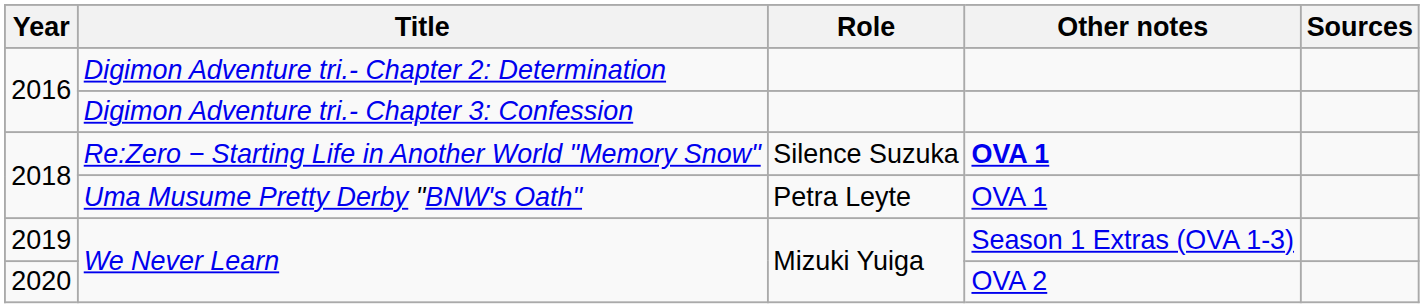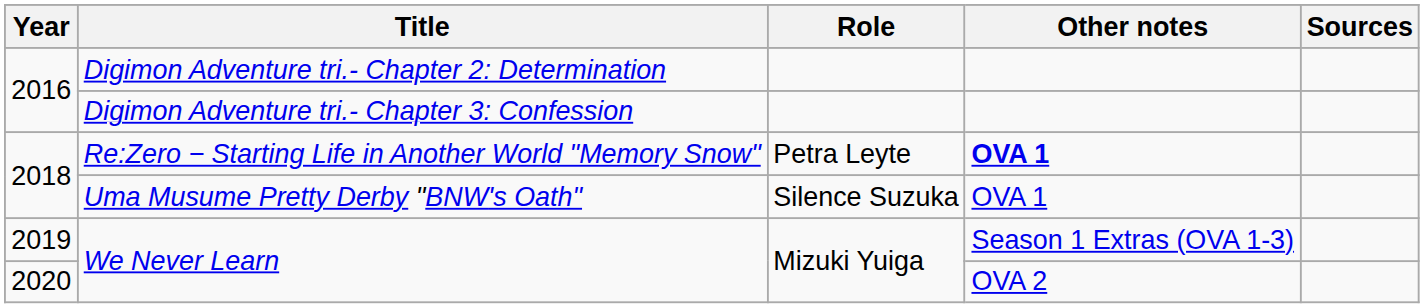(866, 154) Silence Suzuka -> (842, 154) Petra Leyte
(842, 197) Petra Leyte -> (866, 197) Silence Suzuka
